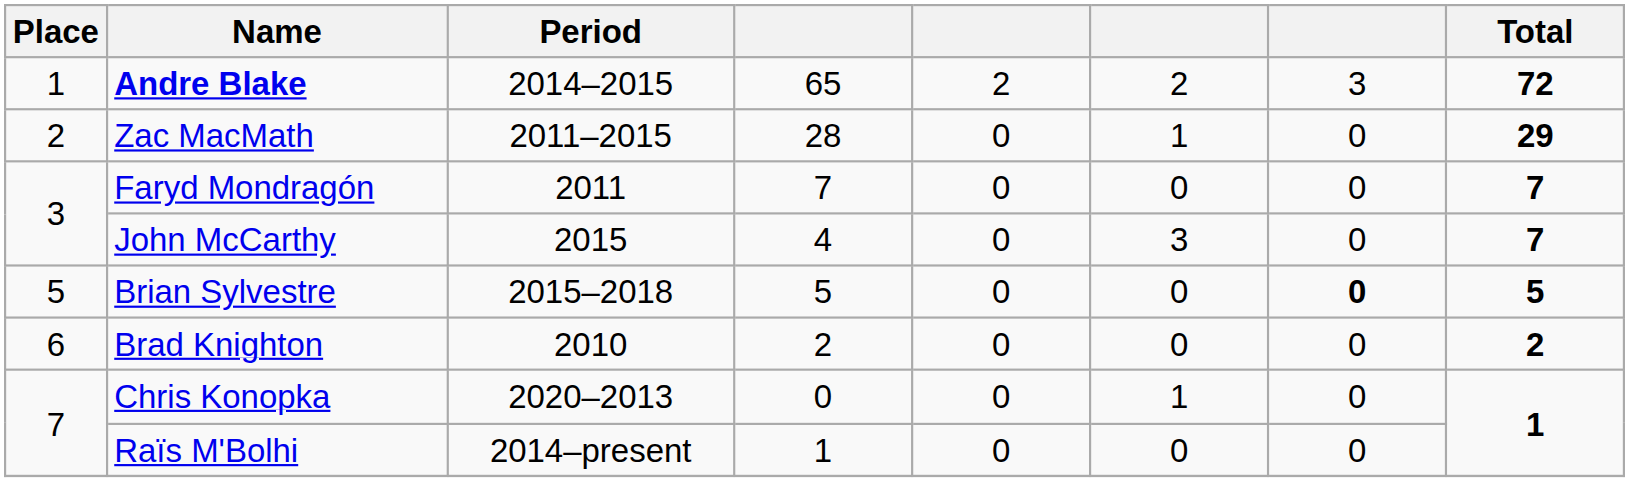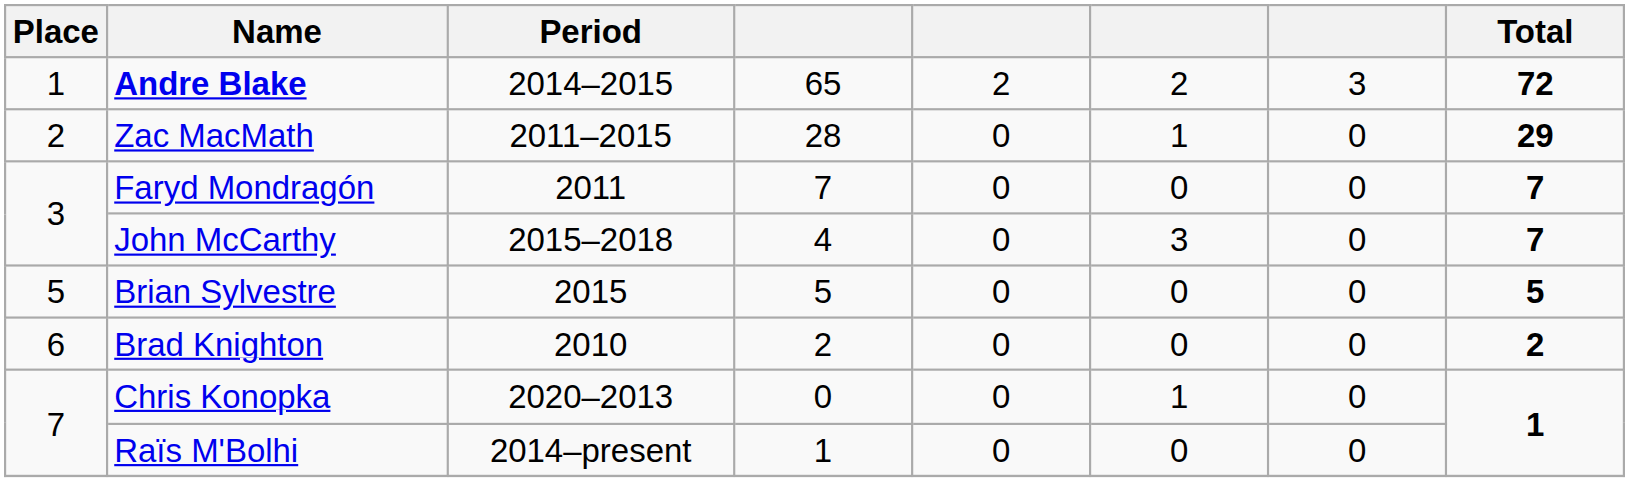(591, 240) 2015 -> (591, 240) 2015–2018
(591, 292) 2015–2018 -> (591, 292) 2015
(1357, 292) bold -> (1357, 292) normal
